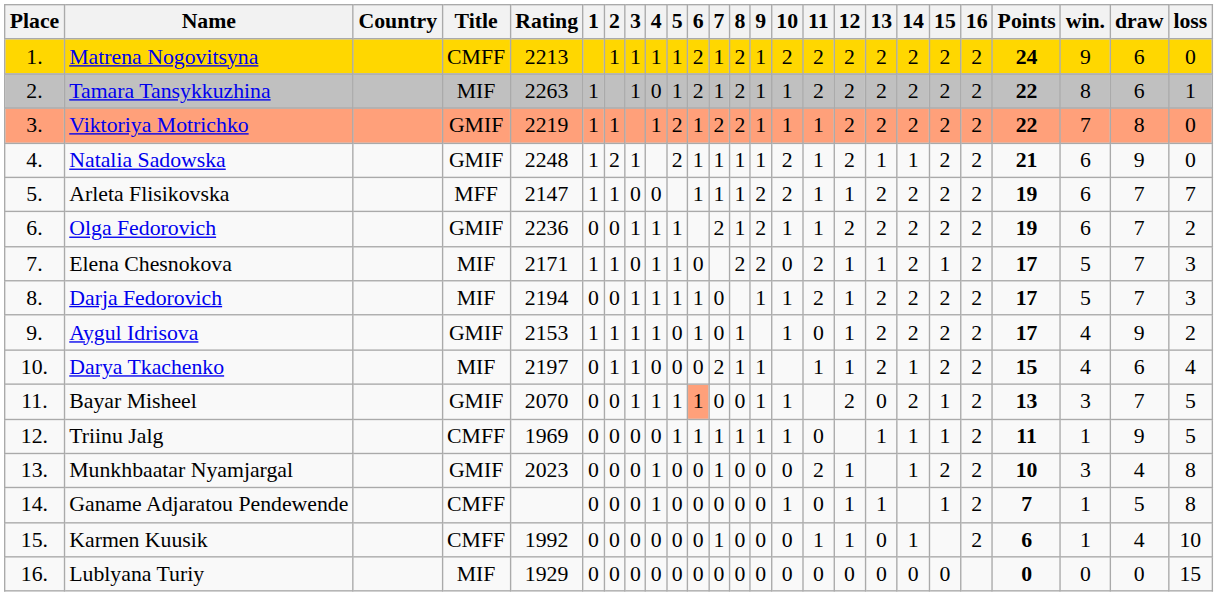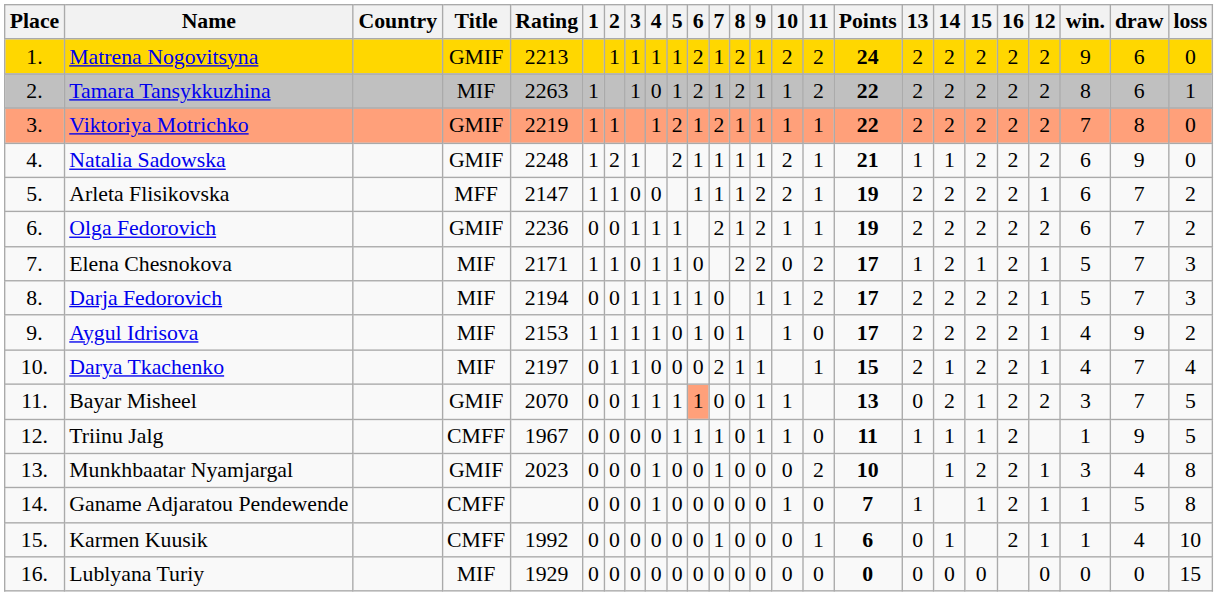columns swapped: (850, 21) <-> (1027, 21)
(476, 56) CMFF -> (476, 56) GMIF
(740, 125) 2 -> (740, 125) 1
(1190, 194) 7 -> (1190, 194) 2
(476, 332) GMIF -> (476, 332) MIF
(1139, 366) 6 -> (1139, 366) 7
(547, 435) 1969 -> (547, 435) 1967
(740, 435) 1 -> (740, 435) 0
